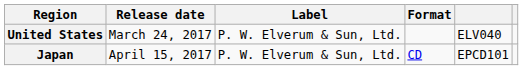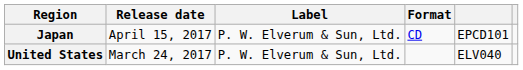rows swapped: (55, 34) <-> (55, 54)
